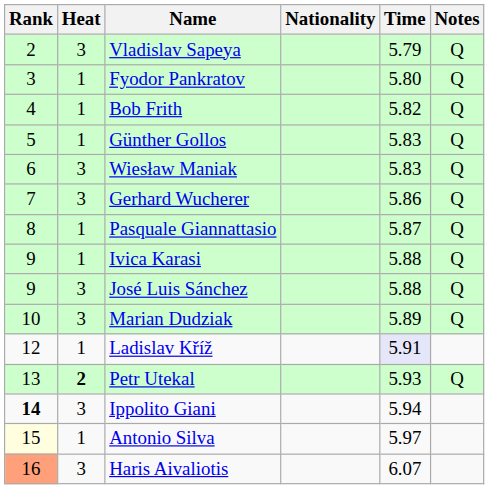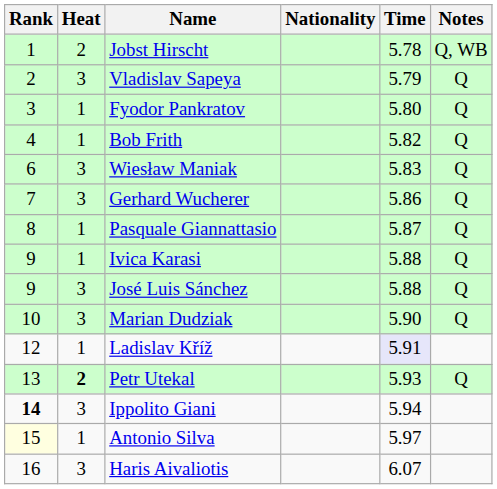+ row: (159, 49)
- row: (168, 139)
(405, 318) 5.89 -> (405, 318) 5.90
(31, 468) lightsalmon background -> (31, 468) no background
